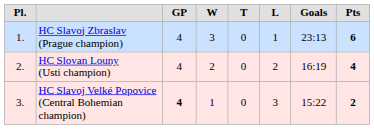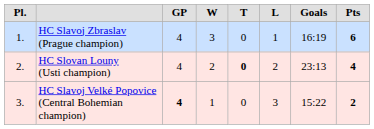(314, 36) 23:13 -> (314, 36) 16:19
(244, 66) normal -> (244, 66) bold
(314, 66) 16:19 -> (314, 66) 23:13
